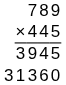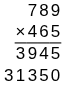(44, 31) 4 -> (44, 31) 6
(44, 75) 6 -> (44, 75) 5
